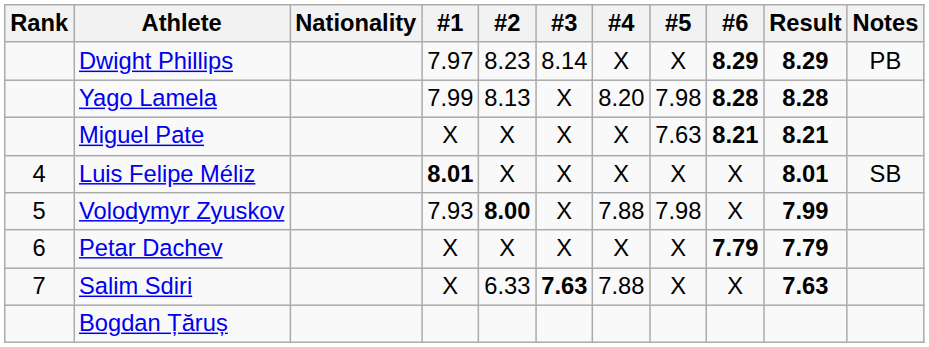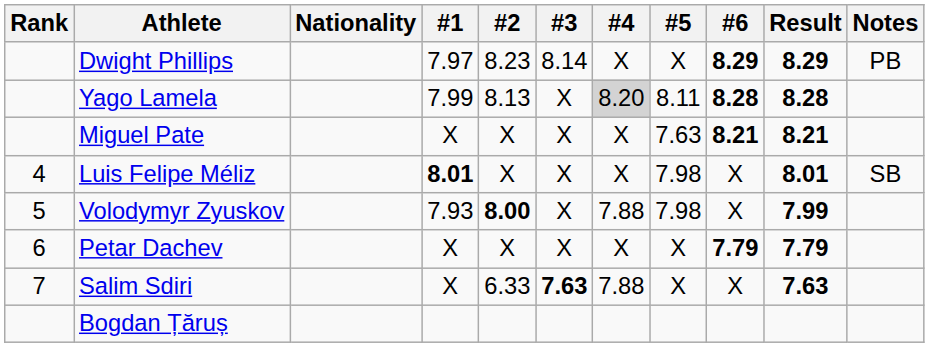(621, 98) no background -> (621, 98) lightgrey background
(678, 98) 7.98 -> (678, 98) 8.11
(678, 173) X -> (678, 173) 7.98
